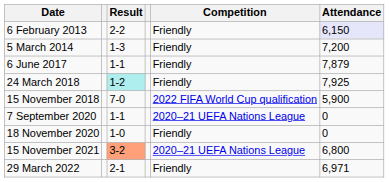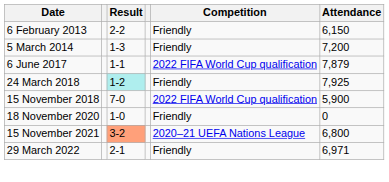(336, 30) lavender background -> (336, 30) no background
(172, 64) Friendly -> (235, 64) 2022 FIFA World Cup qualification
- row: (52, 116)
